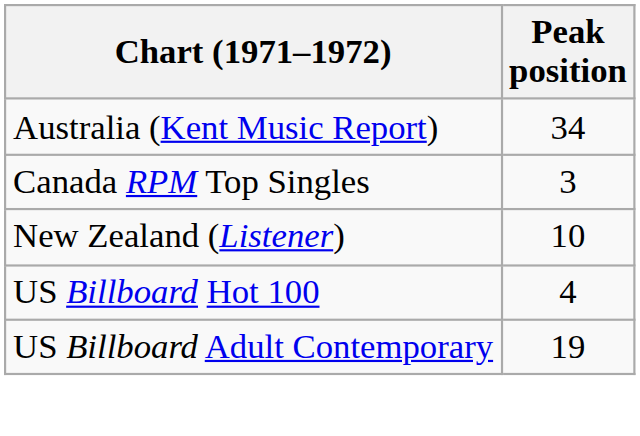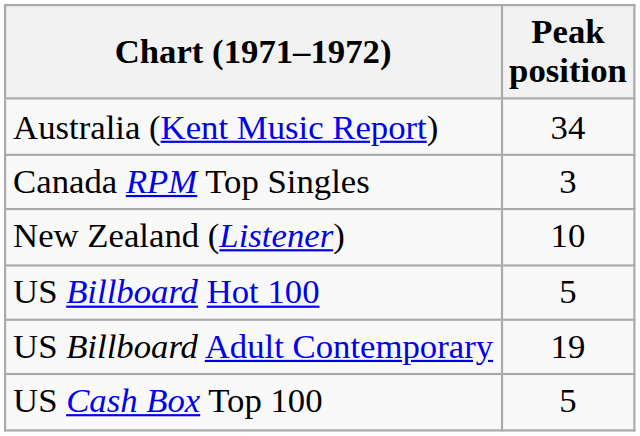(568, 291) 4 -> (568, 291) 5
+ row: (168, 401)
